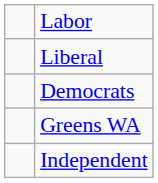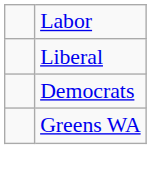- row: (94, 159)
